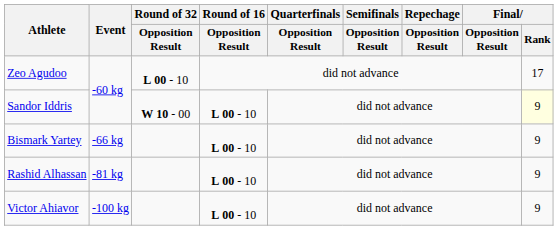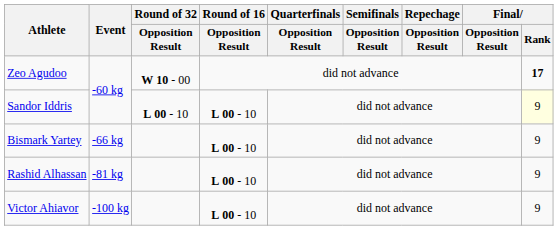(166, 80) L 00 - 10 -> (166, 80) W 10 - 00
(537, 73) normal -> (537, 73) bold
(166, 114) W 10 - 00 -> (166, 114) L 00 - 10
